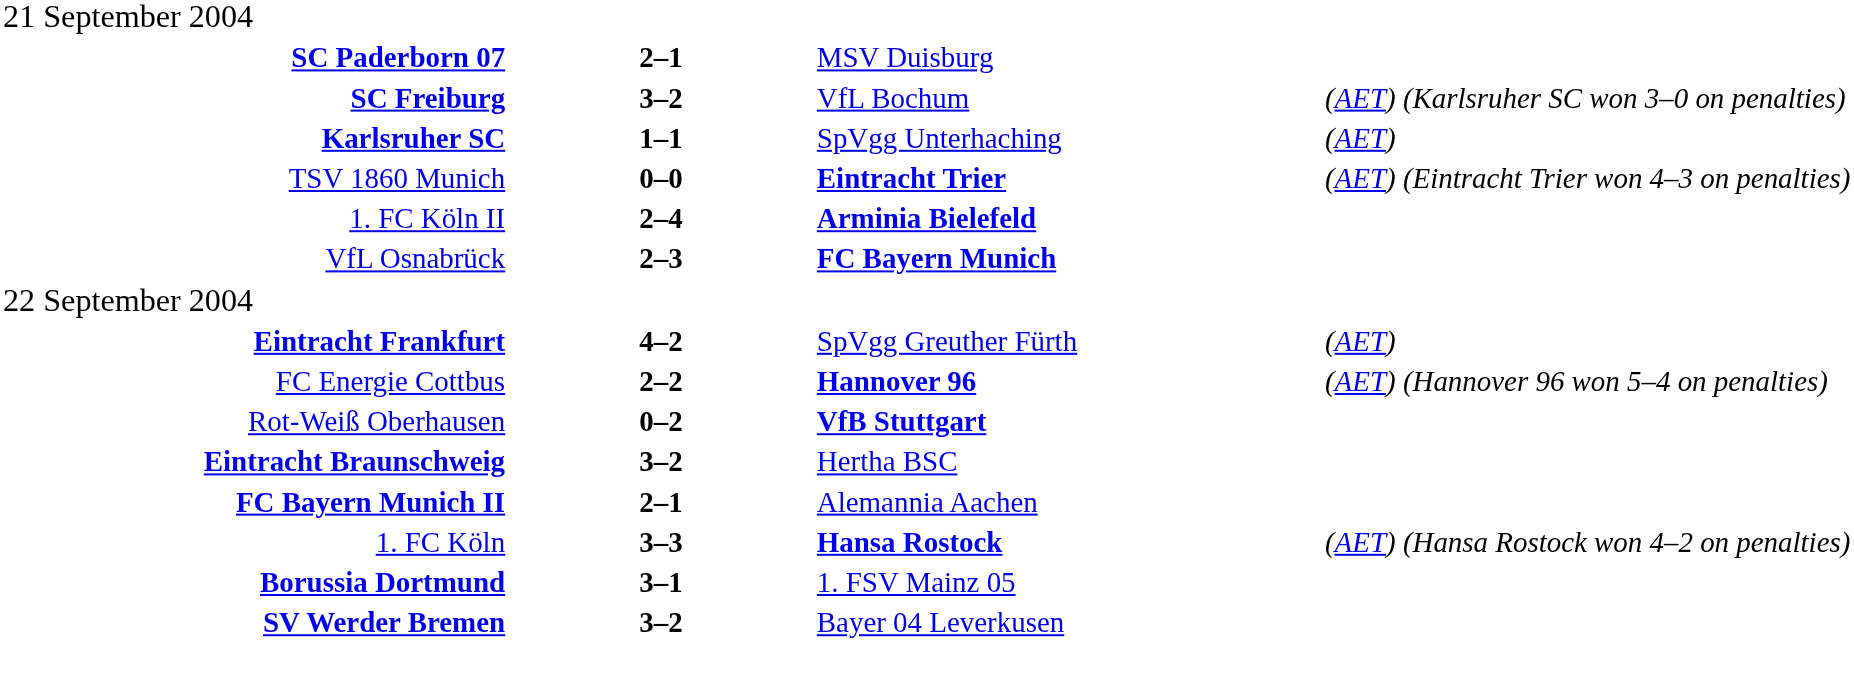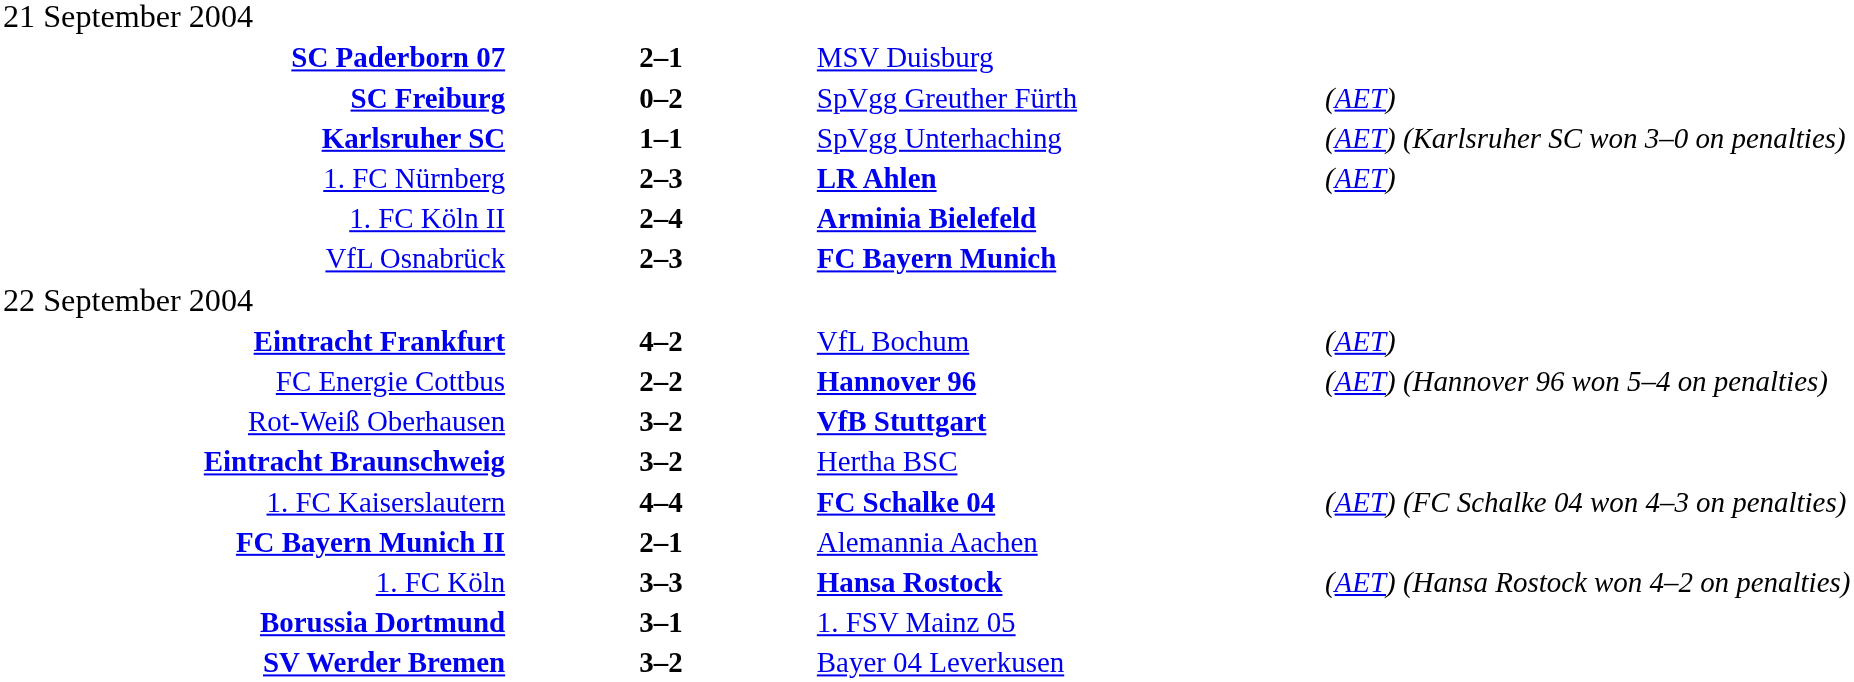(661, 98) 3–2 -> (661, 98) 0–2
(893, 98) VfL Bochum -> (947, 98) SpVgg Greuther Fürth
(1585, 98) (AET) (Karlsruher SC won 3–0 on penalties) -> (1360, 98) (AET)
(1360, 138) (AET) -> (1585, 138) (AET) (Karlsruher SC won 3–0 on penalties)
+ row: (414, 178)
- row: (397, 178)
(947, 341) SpVgg Greuther Fürth -> (893, 341) VfL Bochum
(661, 421) 0–2 -> (661, 421) 3–2
+ row: (386, 502)
